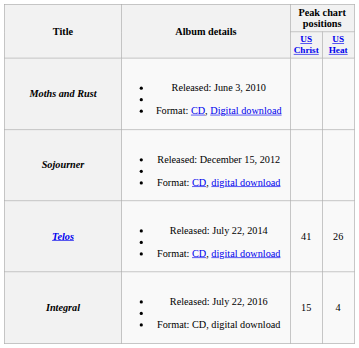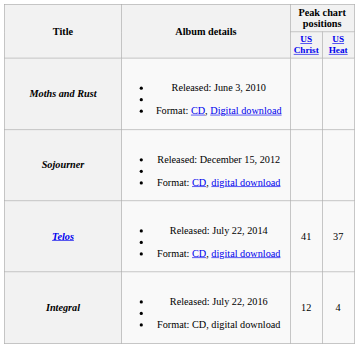(338, 236) 26 -> (338, 236) 37
(306, 307) 15 -> (306, 307) 12
